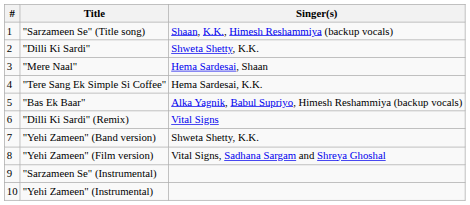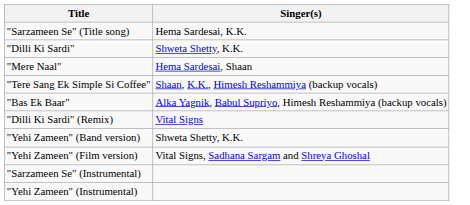- column: (12, 13)
(282, 31) Shaan, K.K., Himesh Reshammiya (backup vocals) -> (201, 31) Hema Sardesai, K.K.
(217, 84) Hema Sardesai, K.K. -> (266, 84) Shaan, K.K., Himesh Reshammiya (backup vocals)
